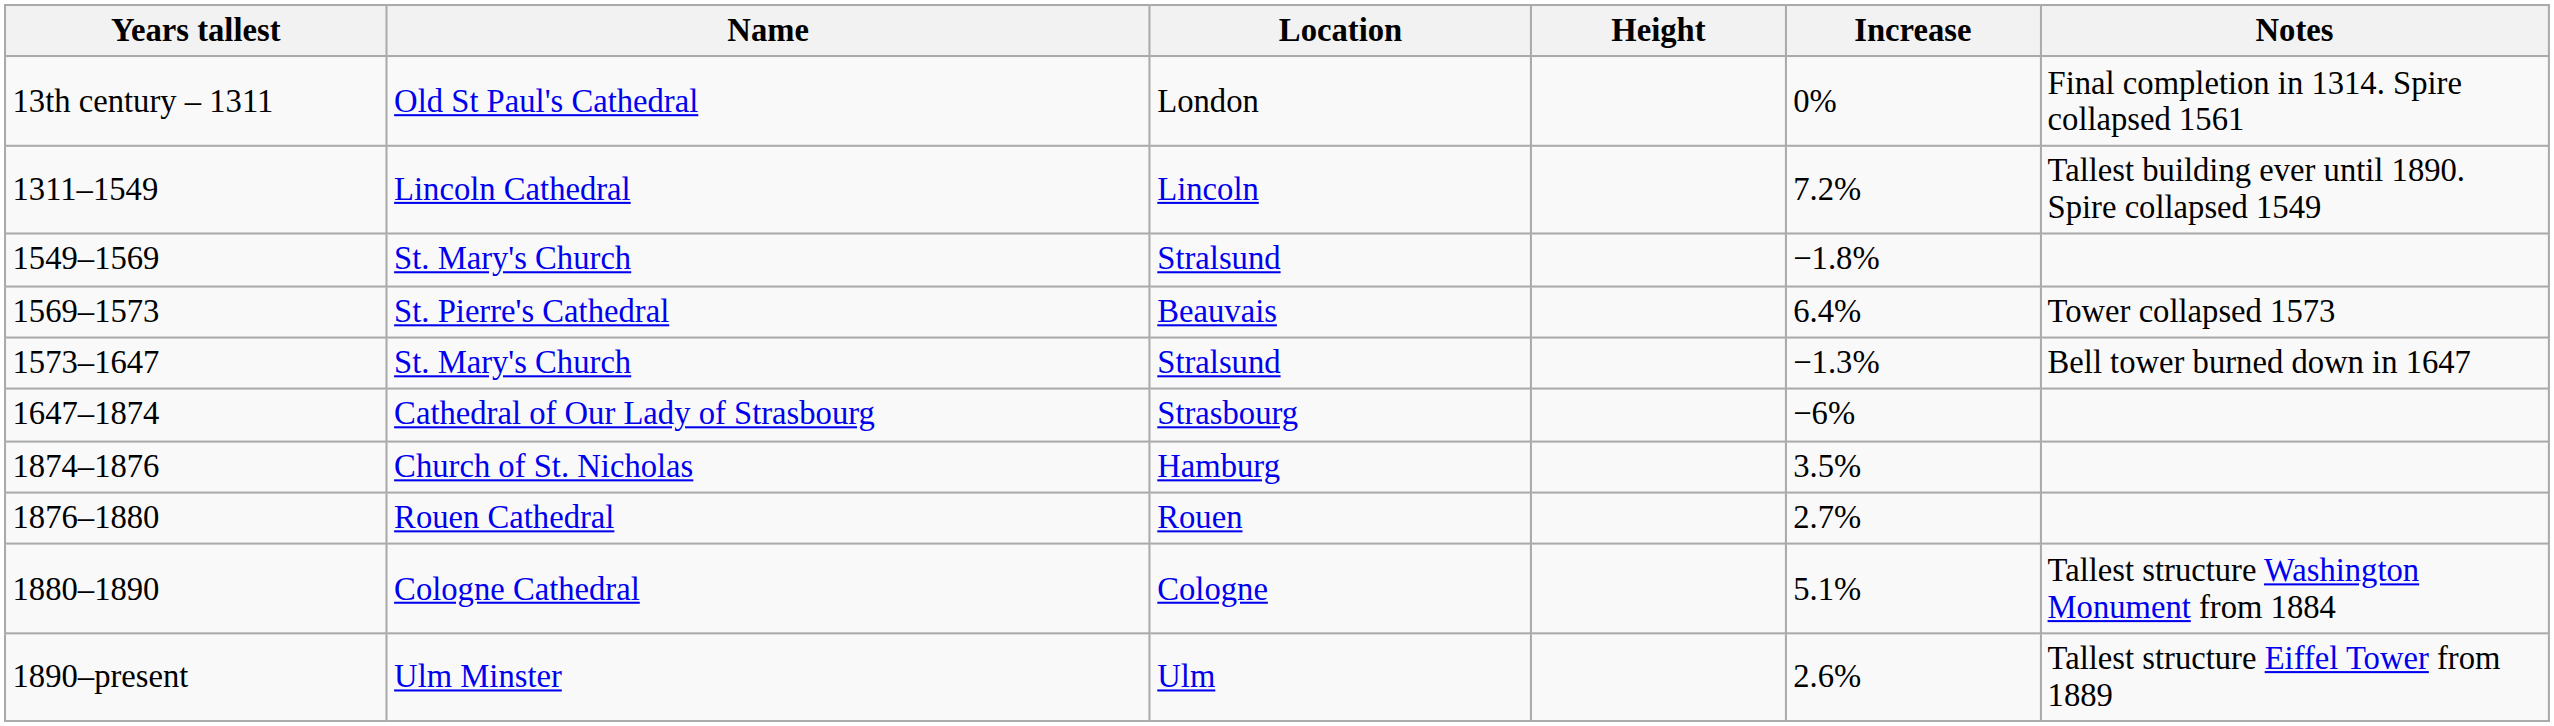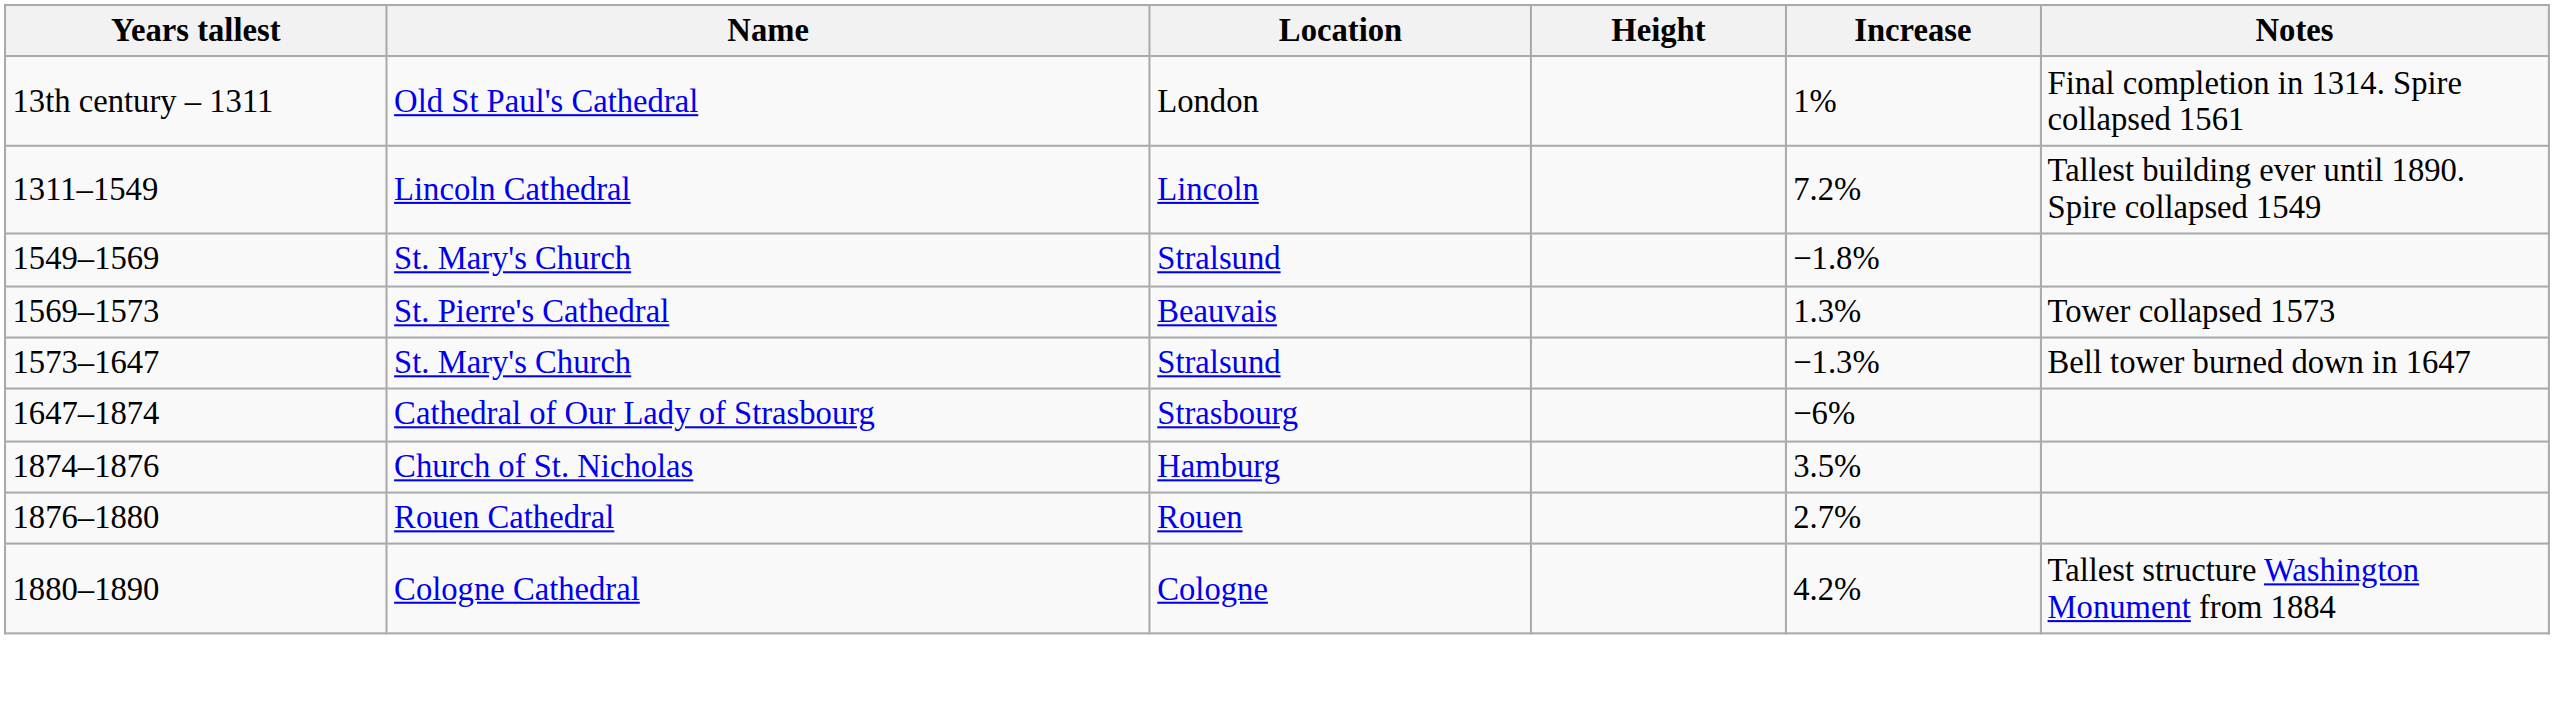(1815, 100) 0% -> (1815, 100) 1%
(1827, 310) 6.4% -> (1827, 310) 1.3%
(1827, 588) 5.1% -> (1827, 588) 4.2%
- row: (100, 676)
